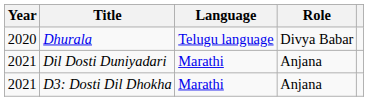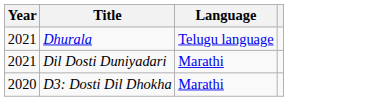- column: (317, 15)
(22, 38) 2020 -> (22, 38) 2021
(22, 84) 2021 -> (22, 84) 2020
